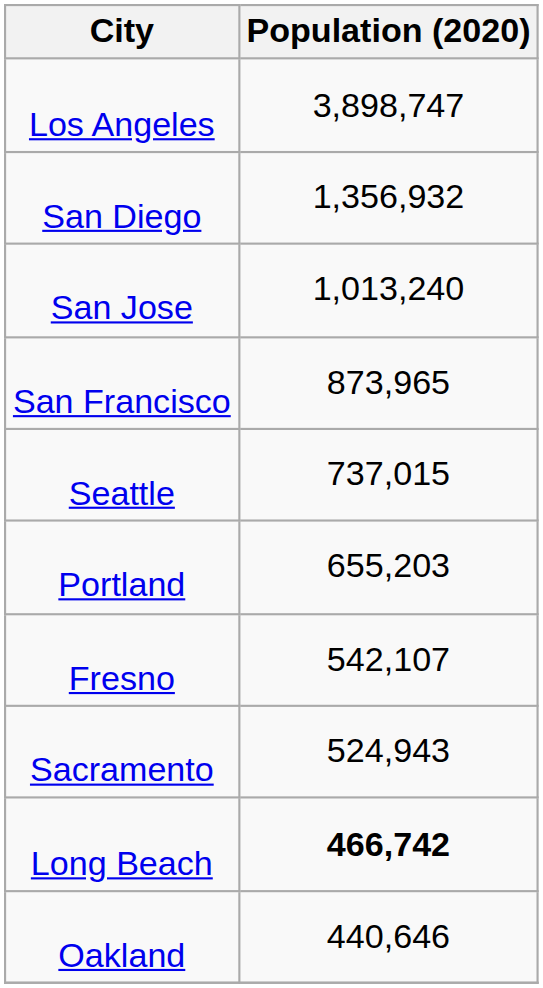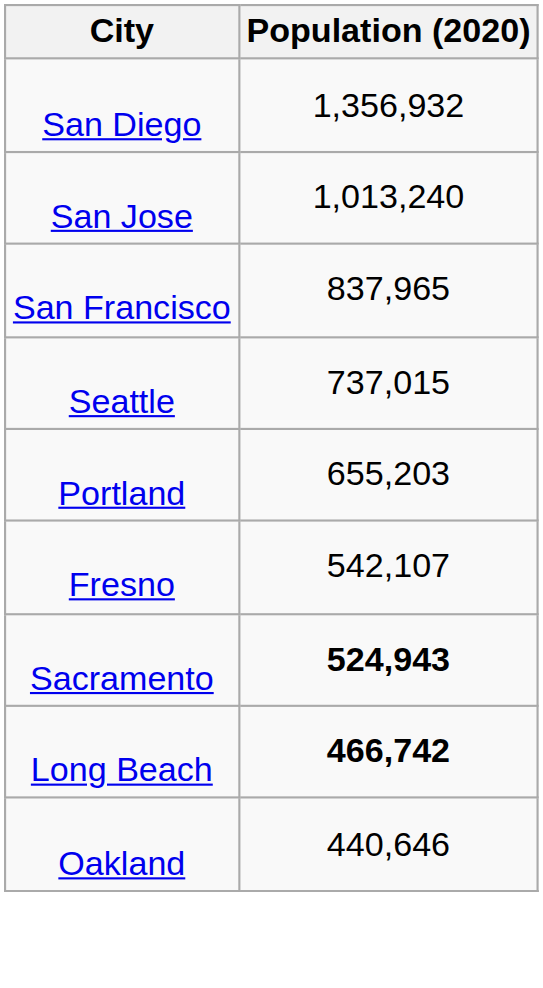- row: (122, 123)
(388, 381) 873,965 -> (388, 289) 837,965
(388, 751) normal -> (388, 659) bold
